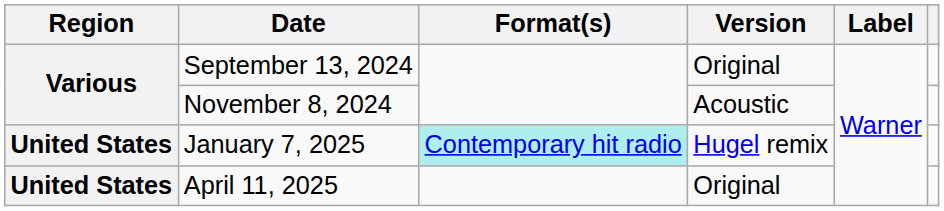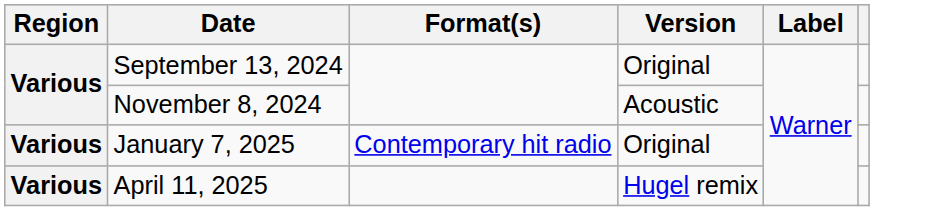(91, 144) United States -> (56, 144) Various
(553, 144) paleturquoise background -> (483, 144) no background
(761, 144) Hugel remix -> (667, 144) Original
(91, 184) United States -> (56, 184) Various
(737, 184) Original -> (691, 184) Hugel remix
